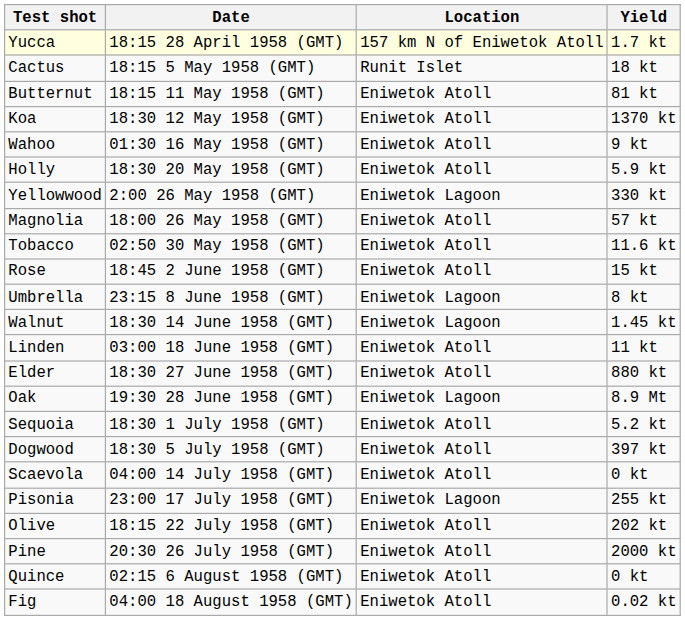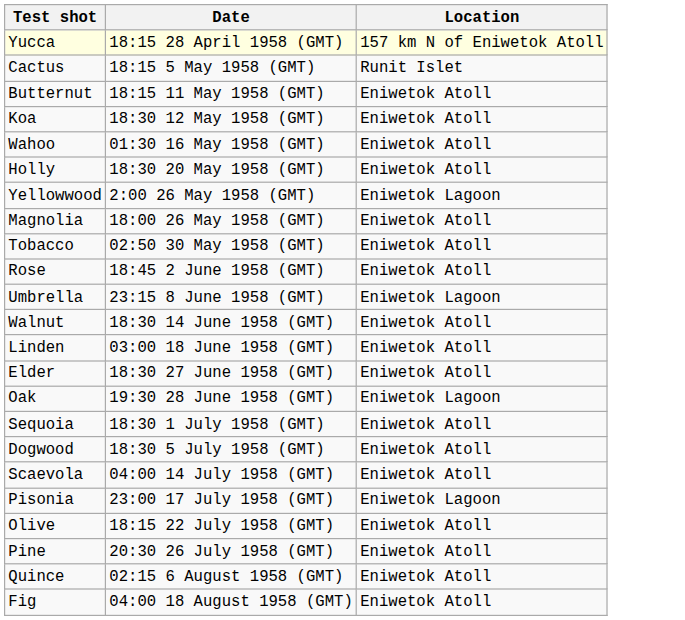- column: (644, 17)
(430, 322) Eniwetok Lagoon -> (426, 322) Eniwetok Atoll
